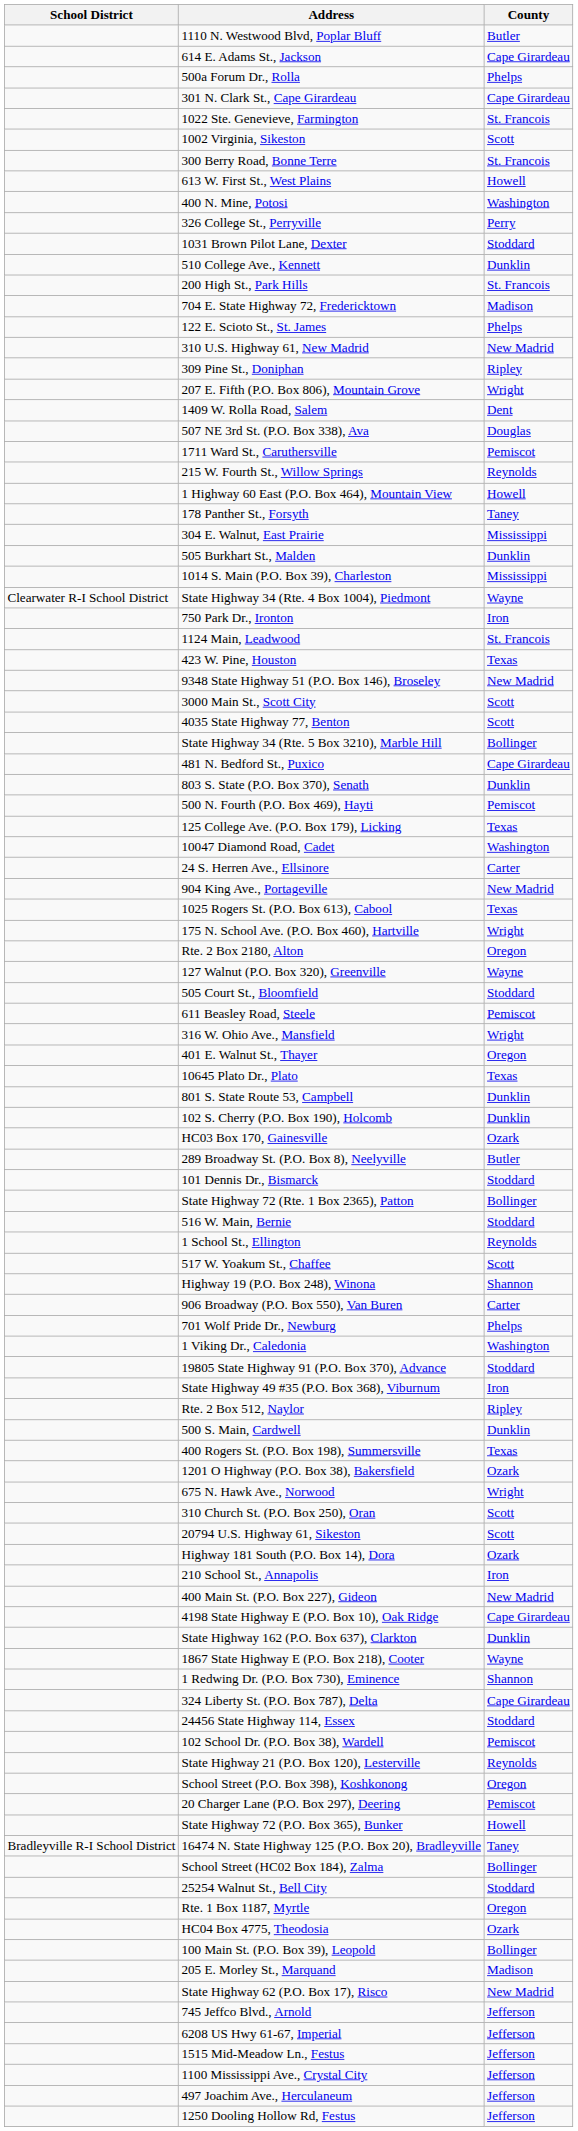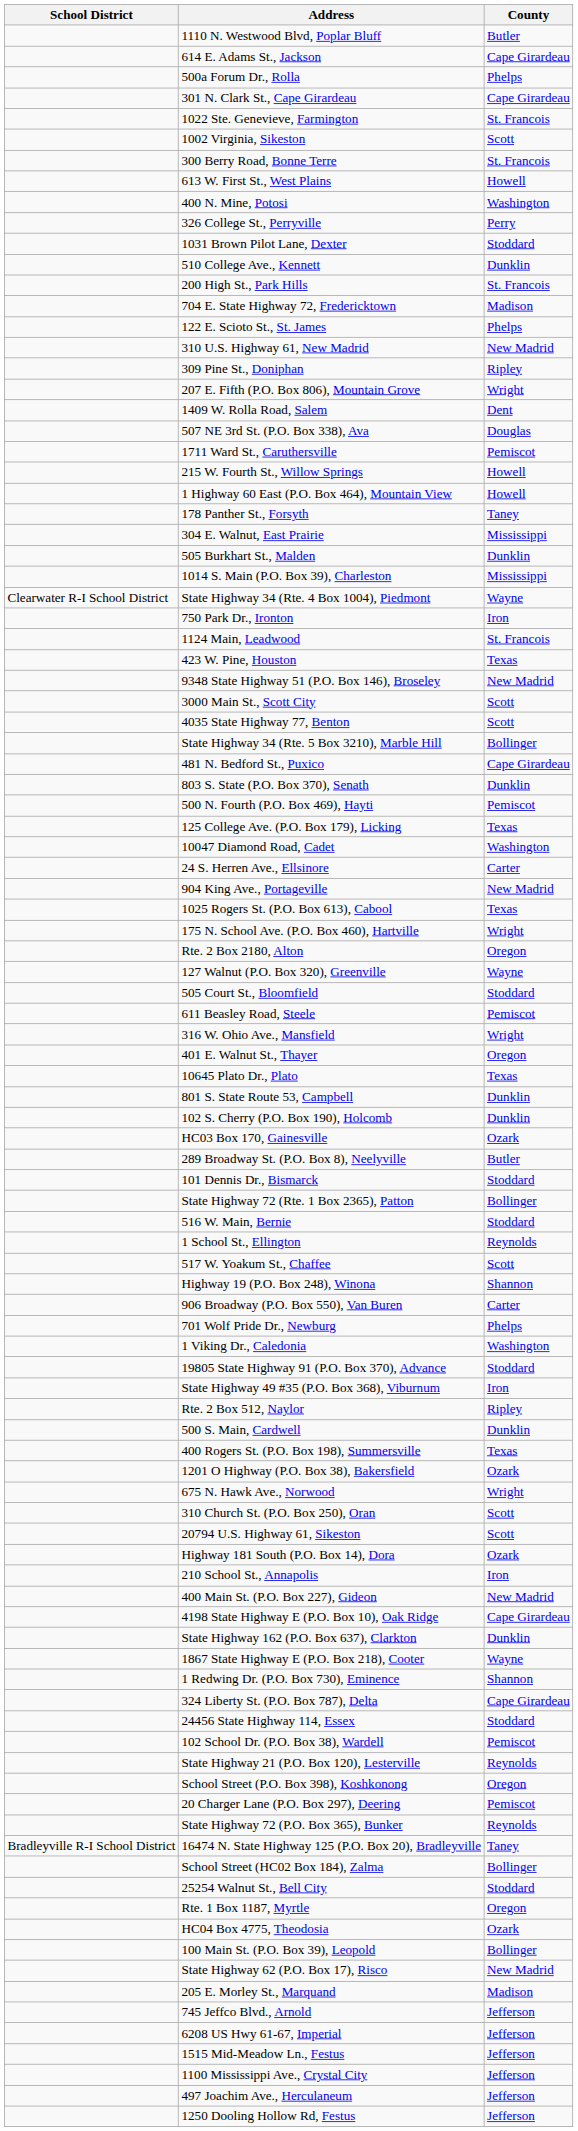(512, 472) Reynolds -> (506, 472) Howell
(506, 1825) Howell -> (512, 1825) Reynolds
rows swapped: (259, 1970) <-> (284, 1991)
